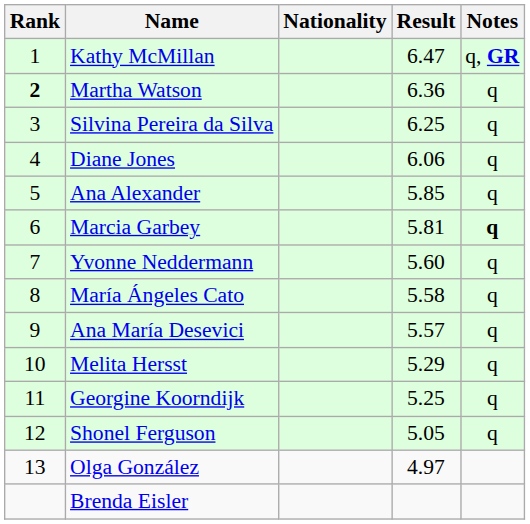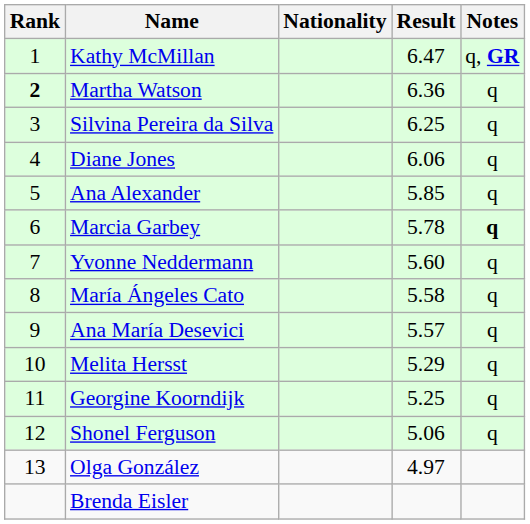(426, 227) 5.81 -> (426, 227) 5.78
(426, 432) 5.05 -> (426, 432) 5.06
